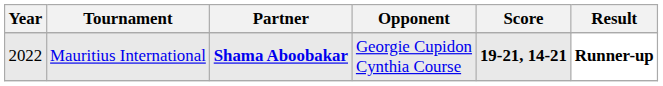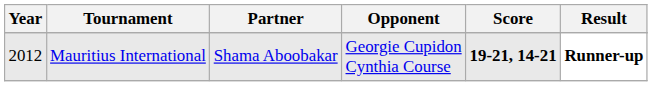(25, 56) 2022 -> (25, 56) 2012
(281, 56) bold -> (276, 56) normal
